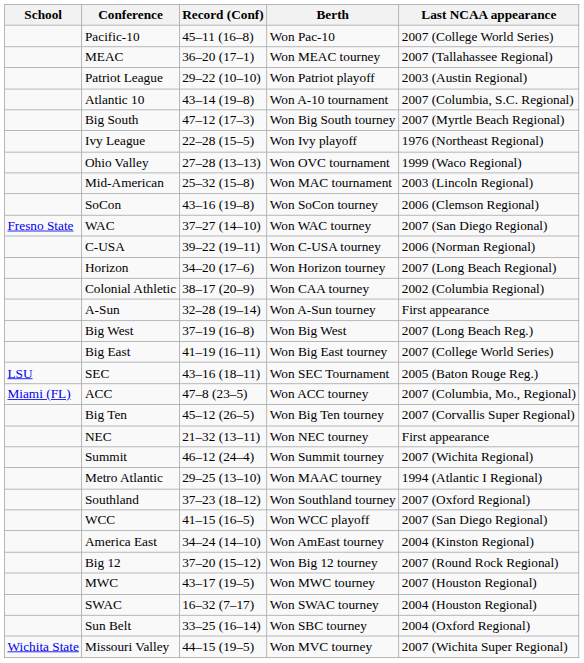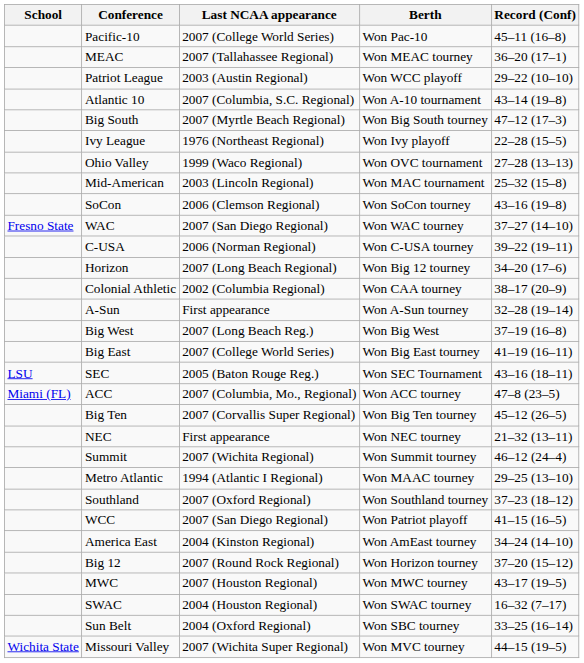columns swapped: (223, 15) <-> (489, 15)
(322, 78) Won Patriot playoff -> (412, 78) Won WCC playoff
(328, 267) Won Horizon tourney -> (416, 267) Won Big 12 tourney
(320, 520) Won WCC playoff -> (415, 520) Won Patriot playoff
(324, 562) Won Big 12 tourney -> (420, 562) Won Horizon tourney
